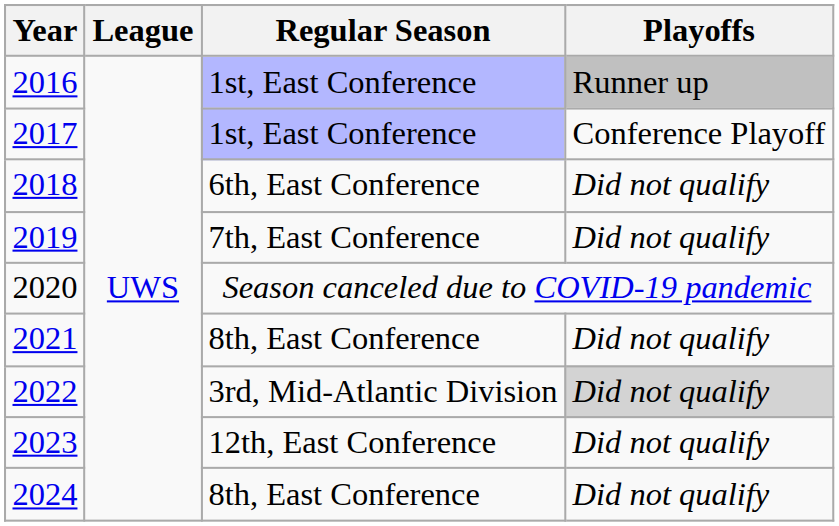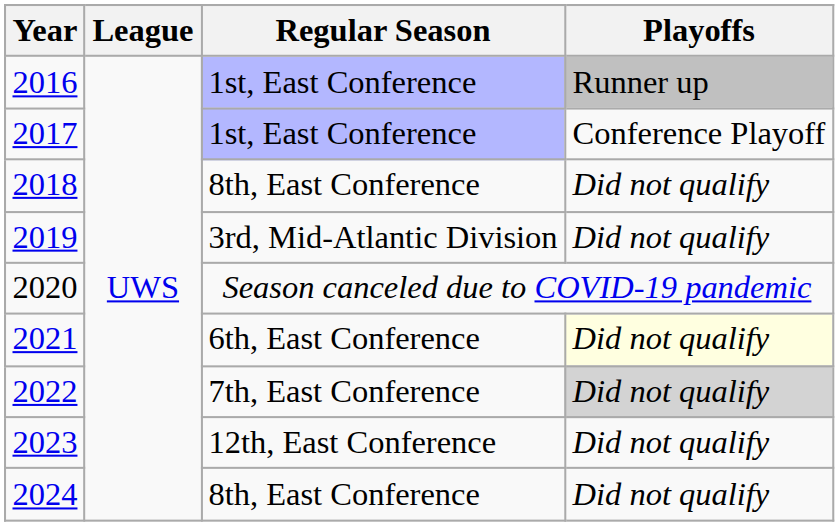(344, 184) 6th, East Conference -> (344, 184) 8th, East Conference
(344, 236) 7th, East Conference -> (383, 236) 3rd, Mid-Atlantic Division
(344, 339) 8th, East Conference -> (344, 339) 6th, East Conference
(671, 339) no background -> (671, 339) lightyellow background
(383, 390) 3rd, Mid-Atlantic Division -> (344, 390) 7th, East Conference
